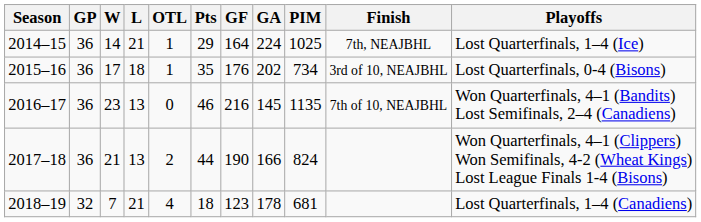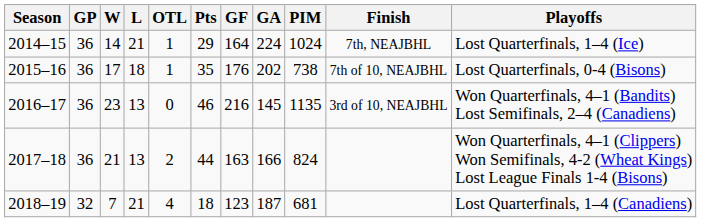(305, 43) 1025 -> (305, 43) 1024
(305, 69) 734 -> (305, 69) 738
(388, 70) 3rd of 10, NEAJBHL -> (388, 70) 7th of 10, NEAJBHL
(388, 106) 7th of 10, NEAJBHL -> (388, 106) 3rd of 10, NEAJBHL
(237, 159) 190 -> (237, 159) 163
(269, 203) 178 -> (269, 203) 187
